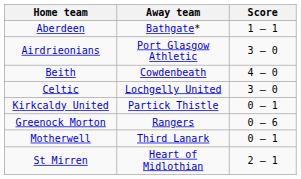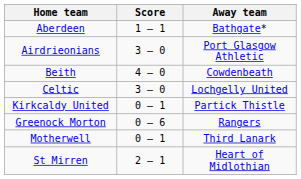columns swapped: (263, 13) <-> (173, 13)
